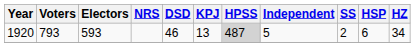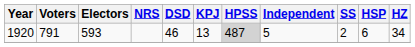(49, 33) 793 -> (49, 33) 791
